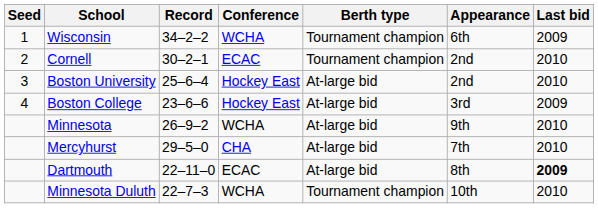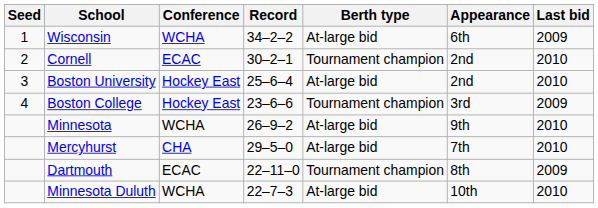columns swapped: (261, 15) <-> (189, 15)
(375, 37) Tournament champion -> (342, 37) At-large bid
(342, 103) At-large bid -> (375, 103) Tournament champion
(342, 170) At-large bid -> (375, 170) Tournament champion
(552, 170) bold -> (552, 170) normal
(375, 192) Tournament champion -> (342, 192) At-large bid
